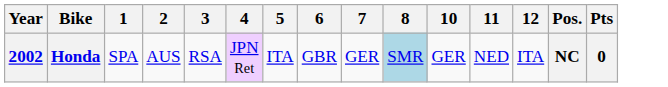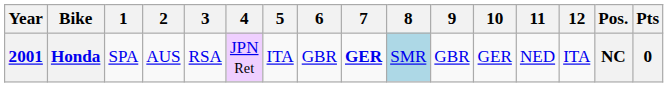+ column: (452, 19)
(26, 57) 2002 -> (26, 57) 2001
(362, 57) normal -> (364, 57) bold
